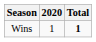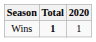columns swapped: (52, 12) <-> (78, 12)
